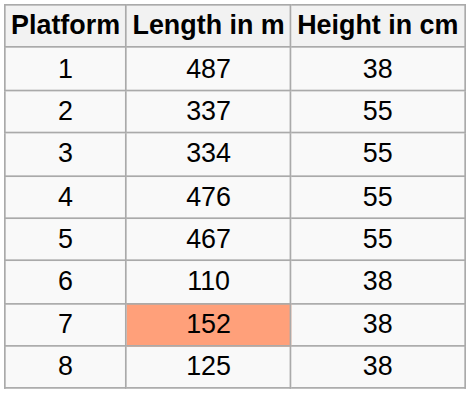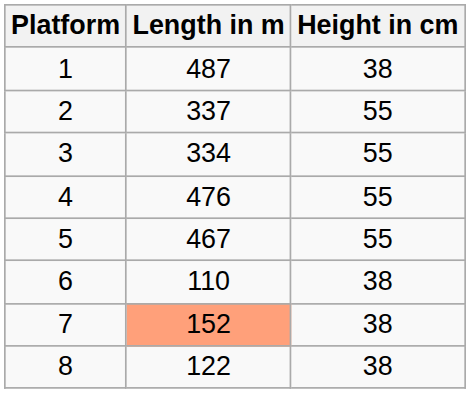(209, 366) 125 -> (209, 366) 122
